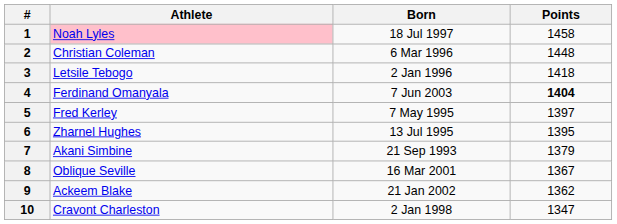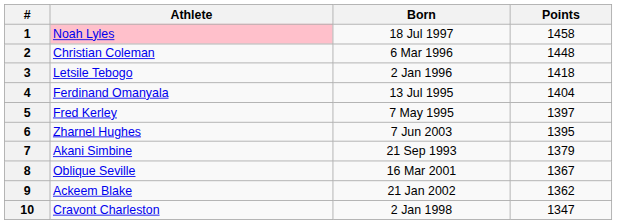(421, 93) 7 Jun 2003 -> (421, 93) 13 Jul 1995
(561, 93) bold -> (561, 93) normal
(421, 132) 13 Jul 1995 -> (421, 132) 7 Jun 2003
